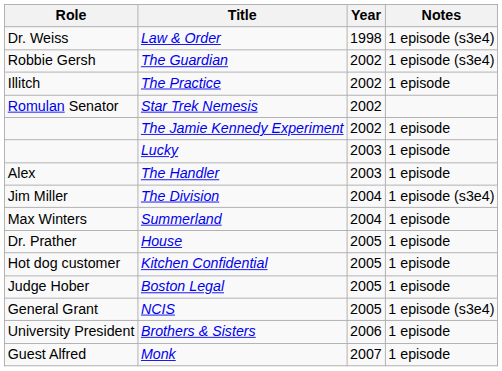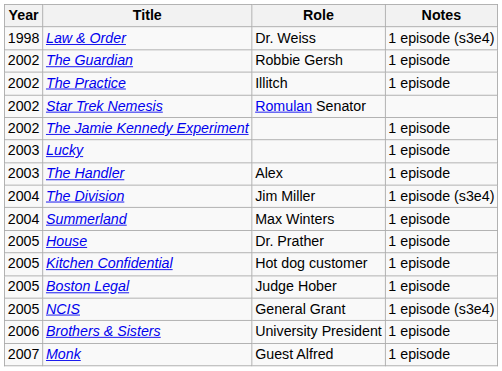columns swapped: (366, 15) <-> (71, 15)
(441, 60) 1 episode (s3e4) -> (419, 60) 1 episode
